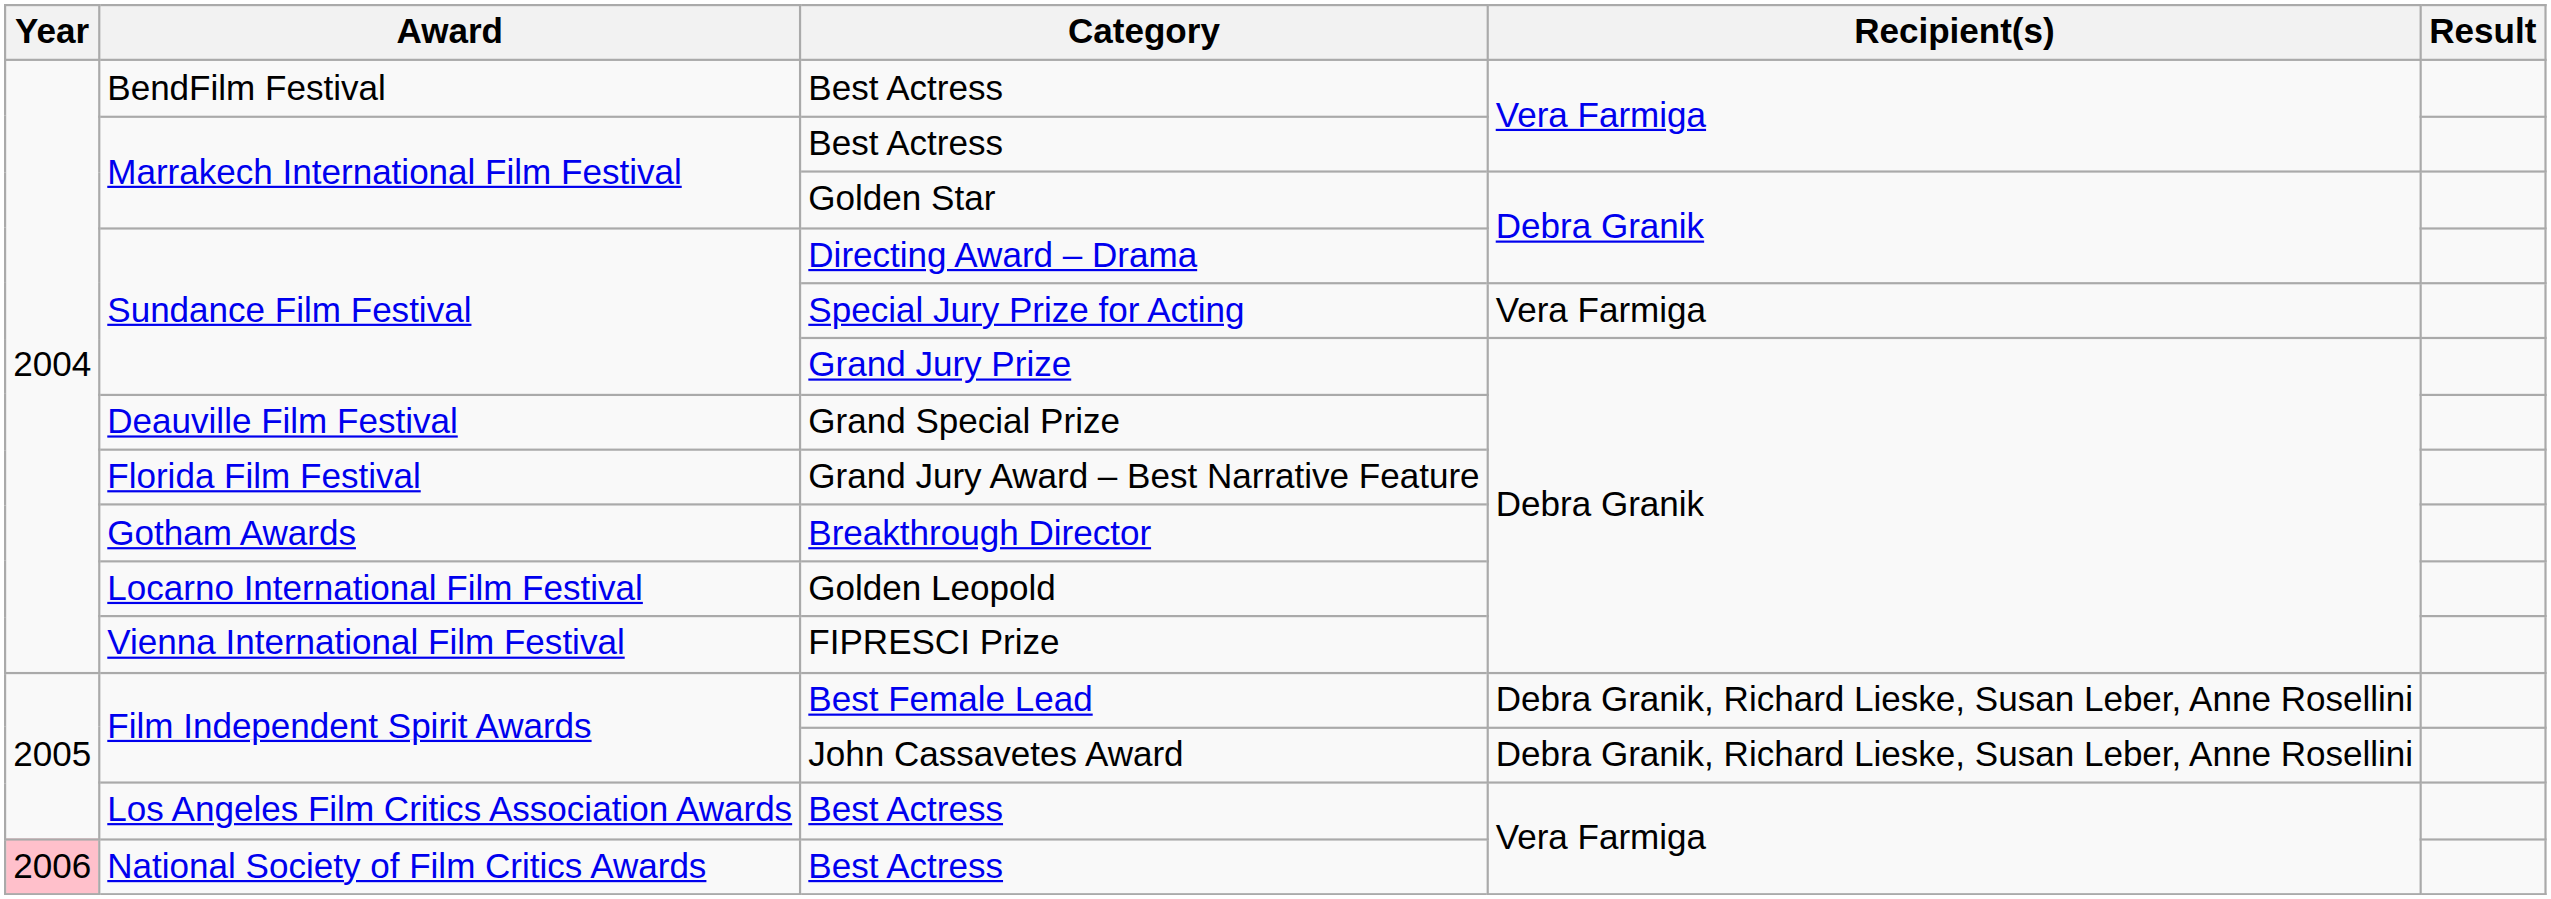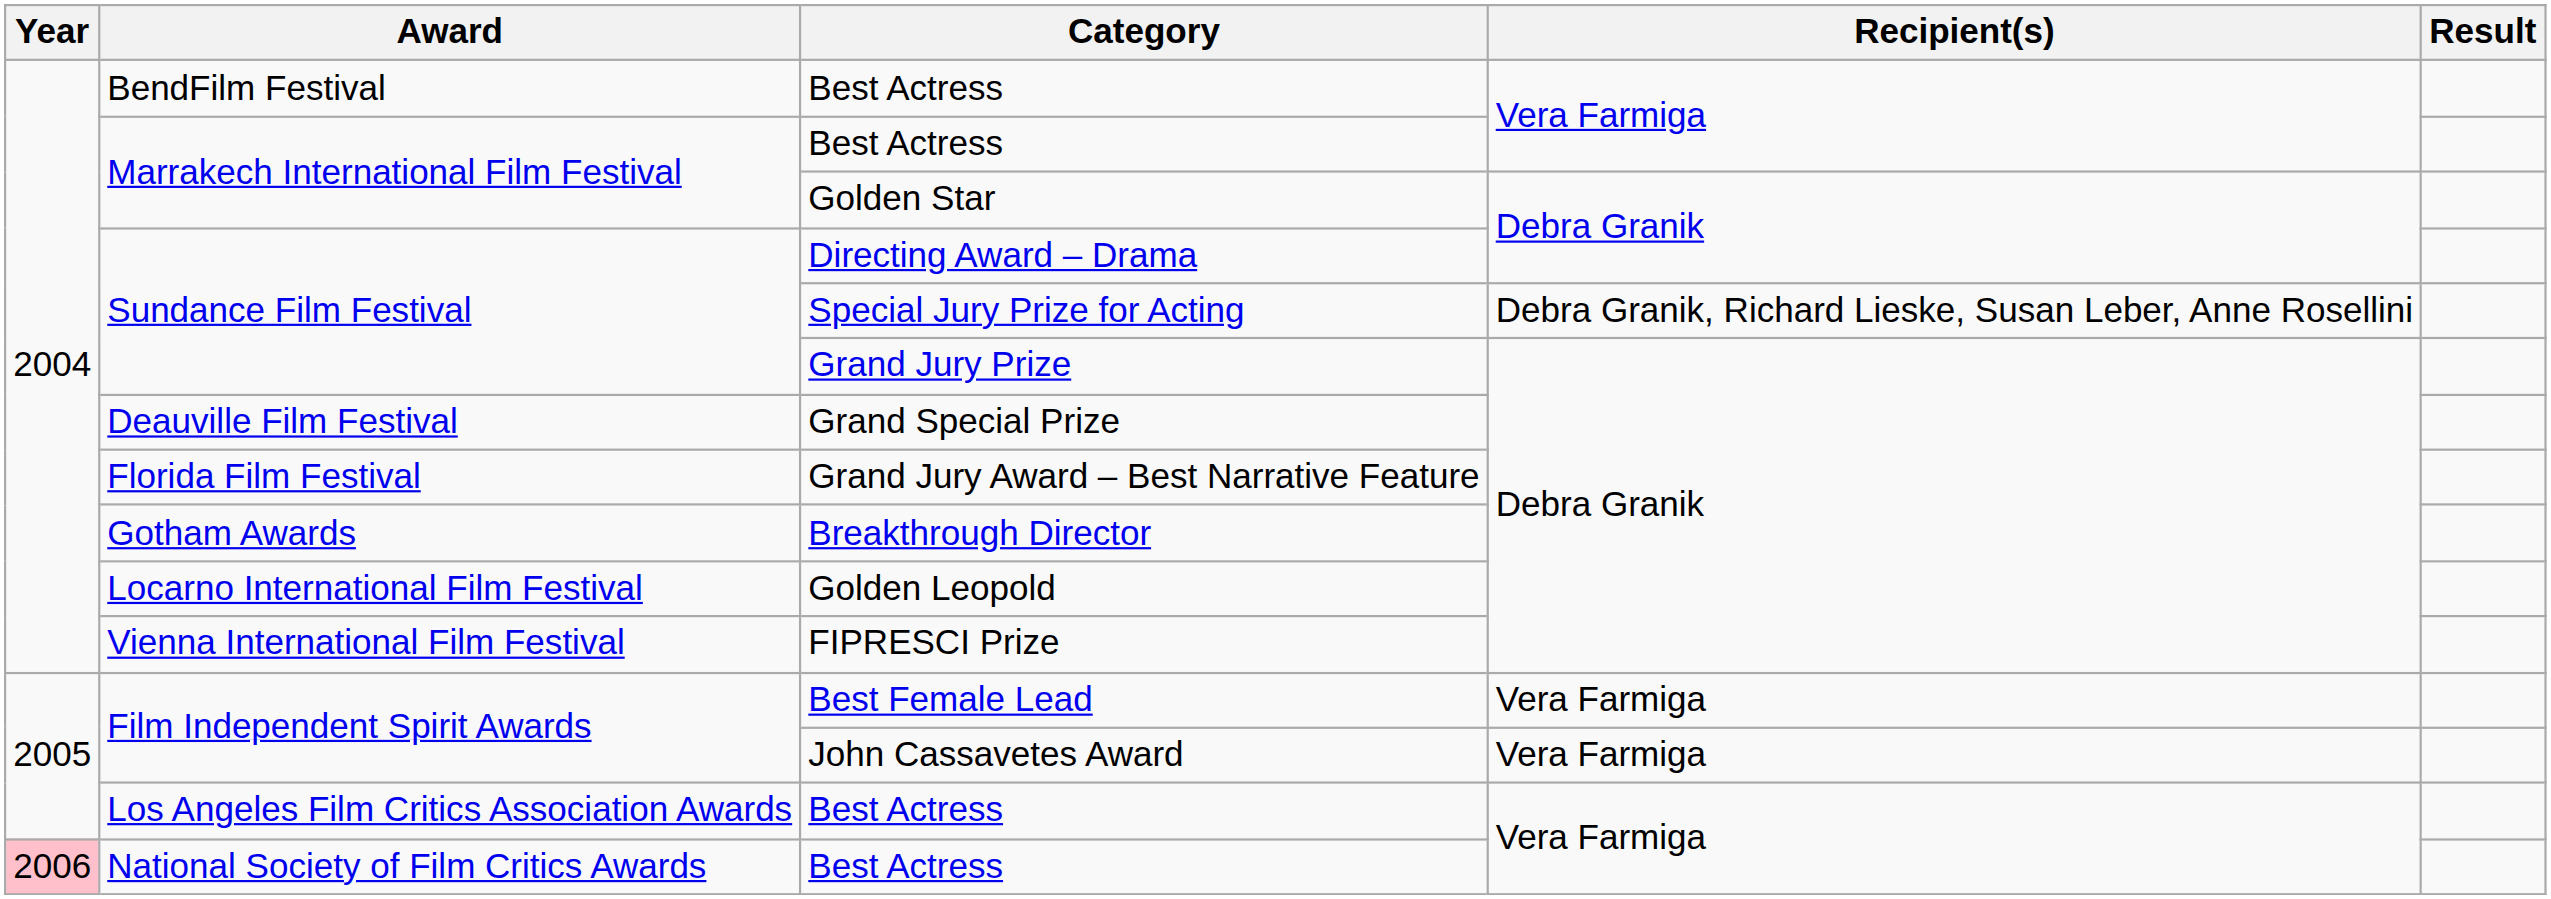(1601, 310) Vera Farmiga -> (1954, 310) Debra Granik, Richard Lieske, Susan Leber, Anne Rosellini
(1954, 699) Debra Granik, Richard Lieske, Susan Leber, Anne Rosellini -> (1601, 699) Vera Farmiga
(1954, 754) Debra Granik, Richard Lieske, Susan Leber, Anne Rosellini -> (1601, 754) Vera Farmiga
